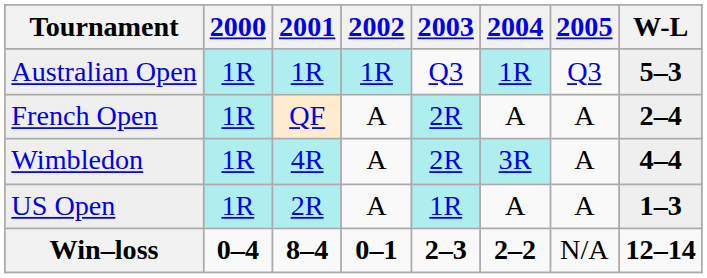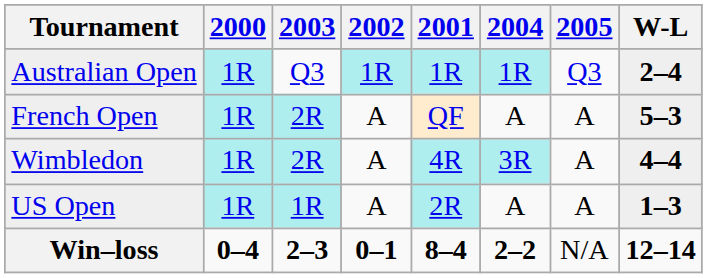columns swapped: (307, 26) <-> (446, 26)
(661, 71) 5–3 -> (661, 71) 2–4
(661, 116) 2–4 -> (661, 116) 5–3
